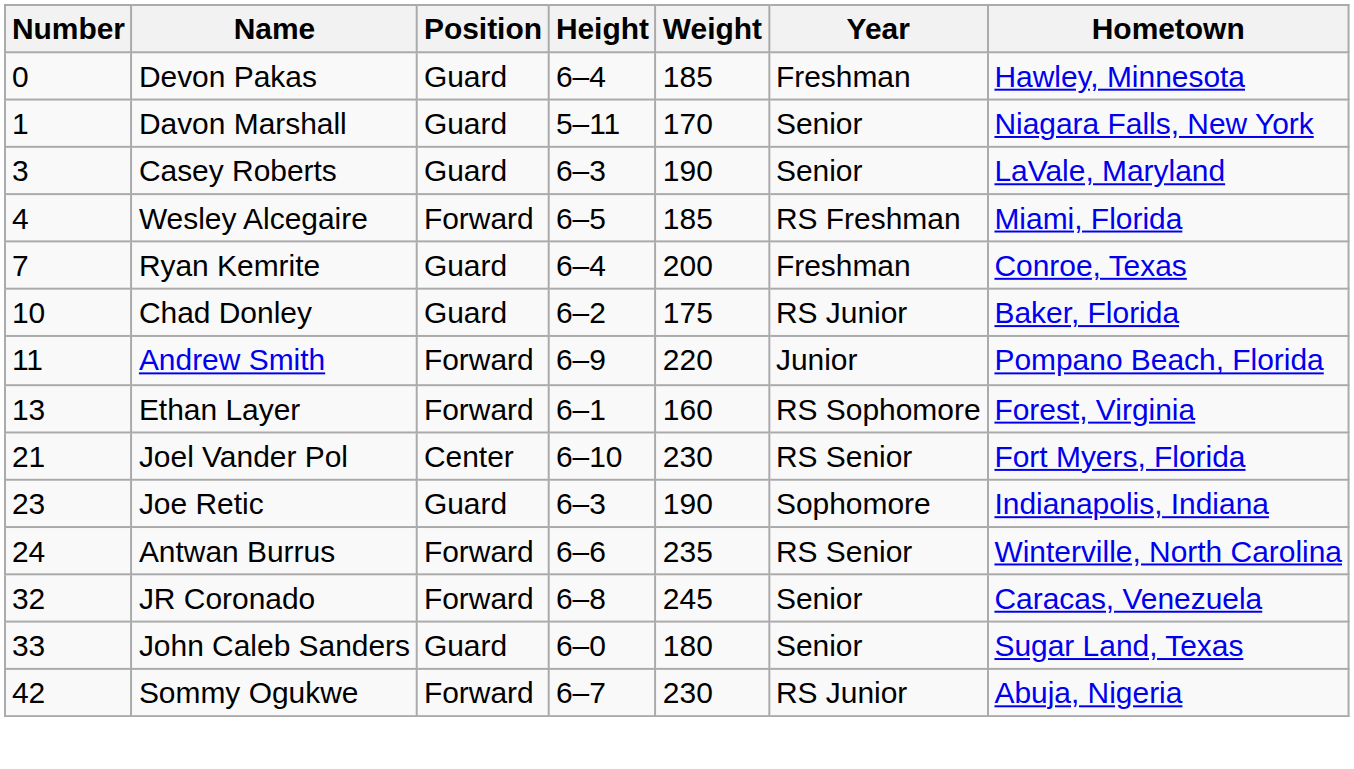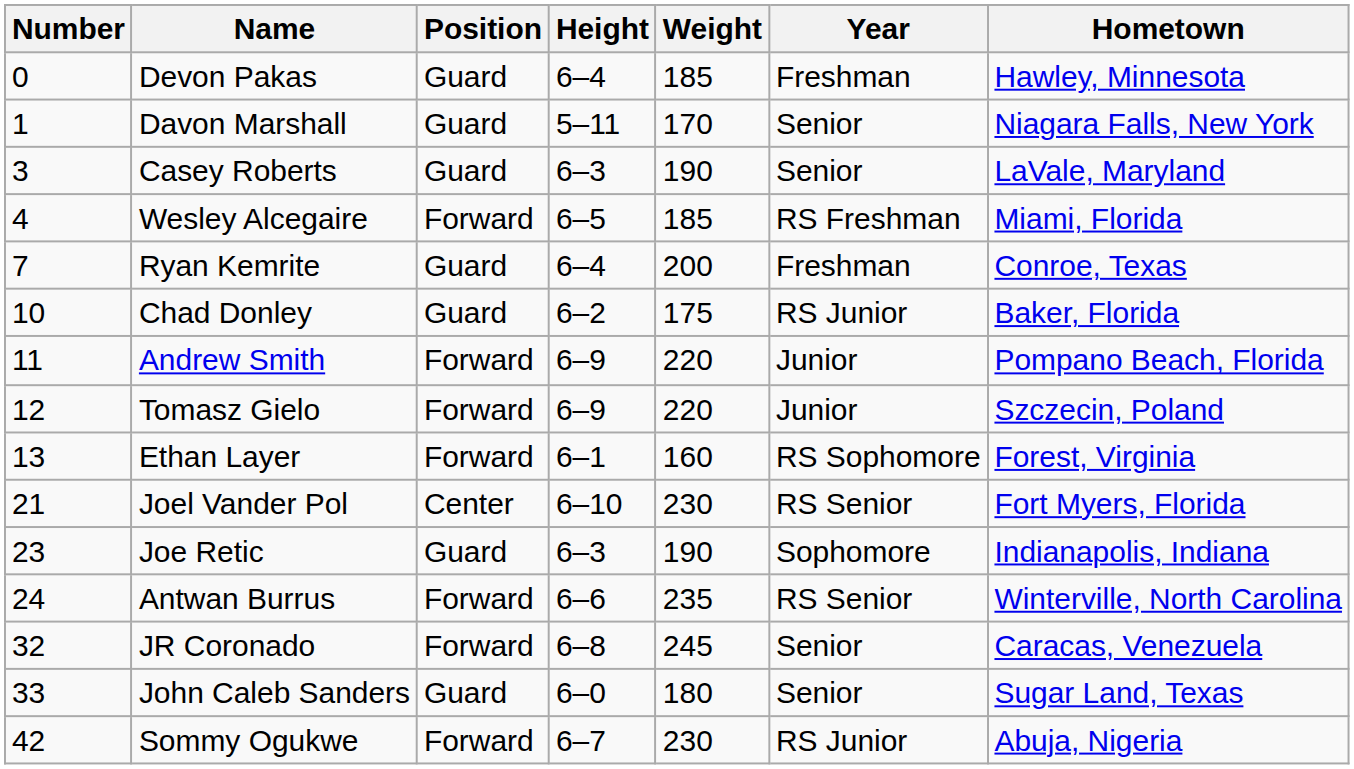+ row: (230, 408)
